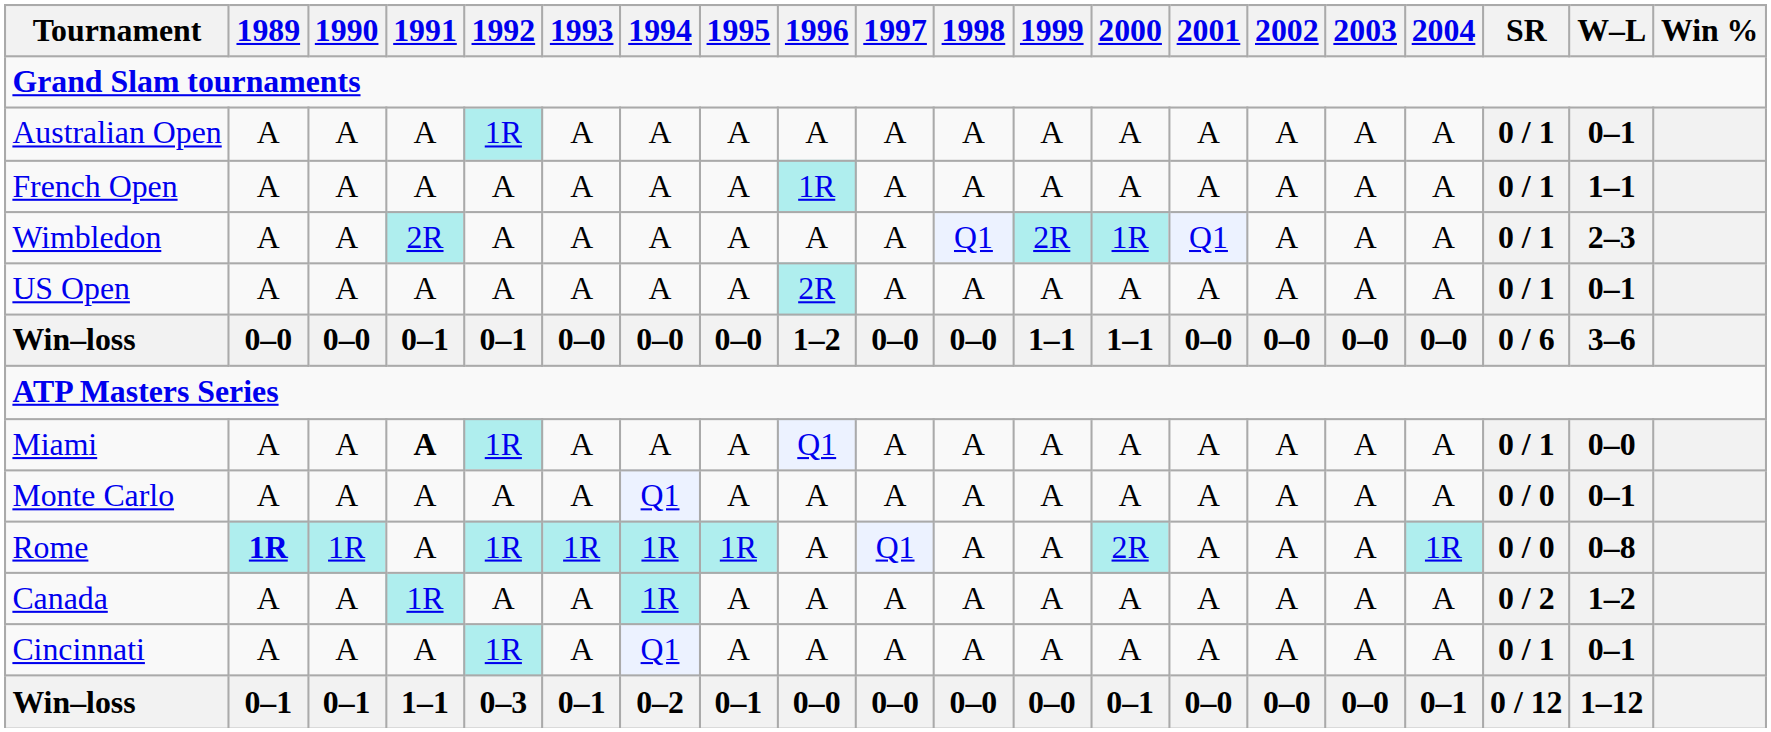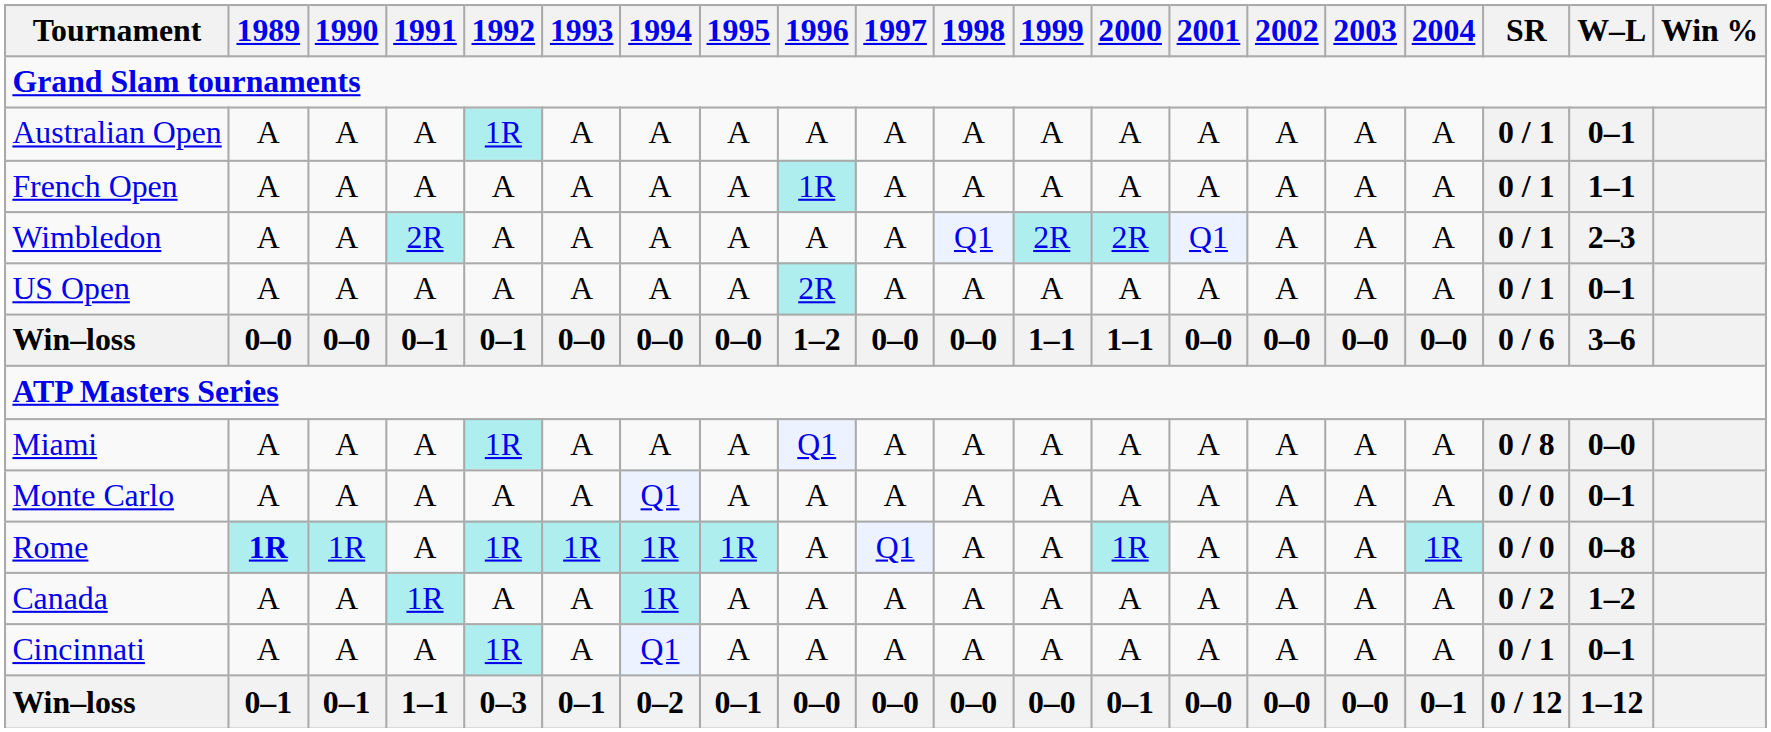(1130, 236) 1R -> (1130, 236) 2R
(425, 442) bold -> (425, 442) normal
(1526, 442) 0 / 1 -> (1526, 442) 0 / 8
(1130, 546) 2R -> (1130, 546) 1R
